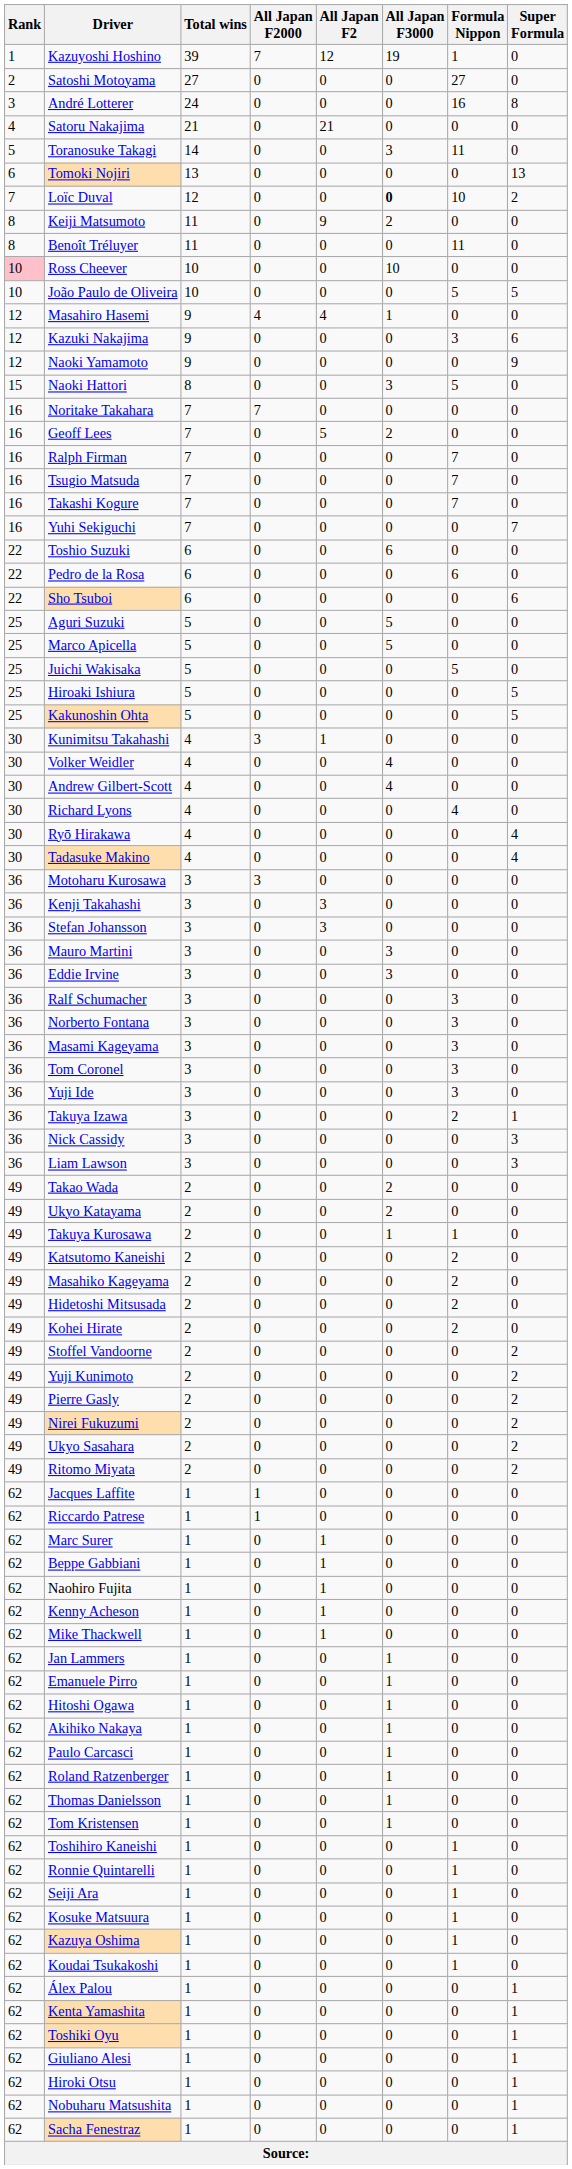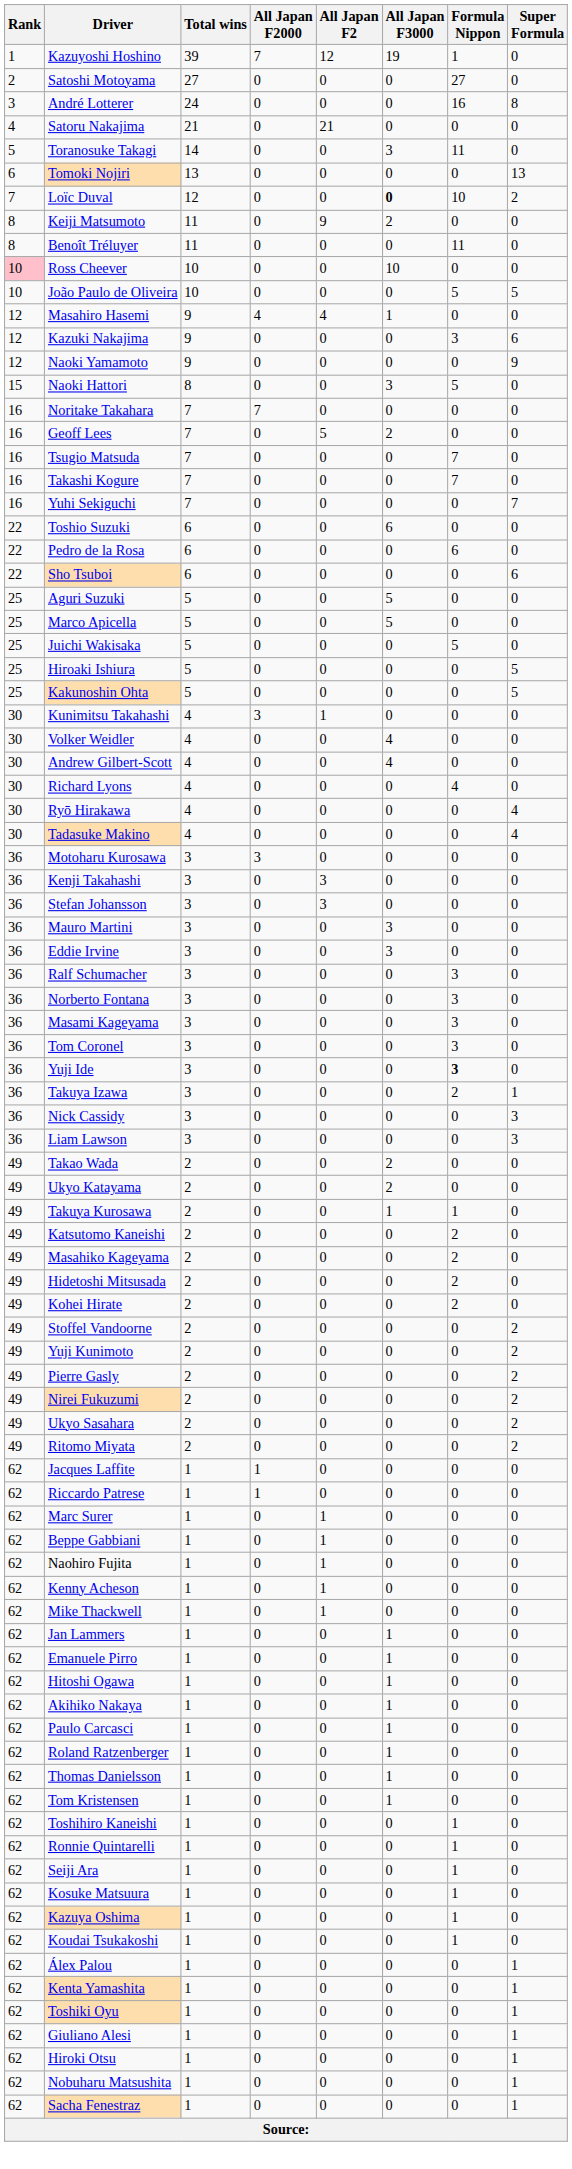- row: (87, 456)
(455, 1092) normal -> (455, 1069) bold
